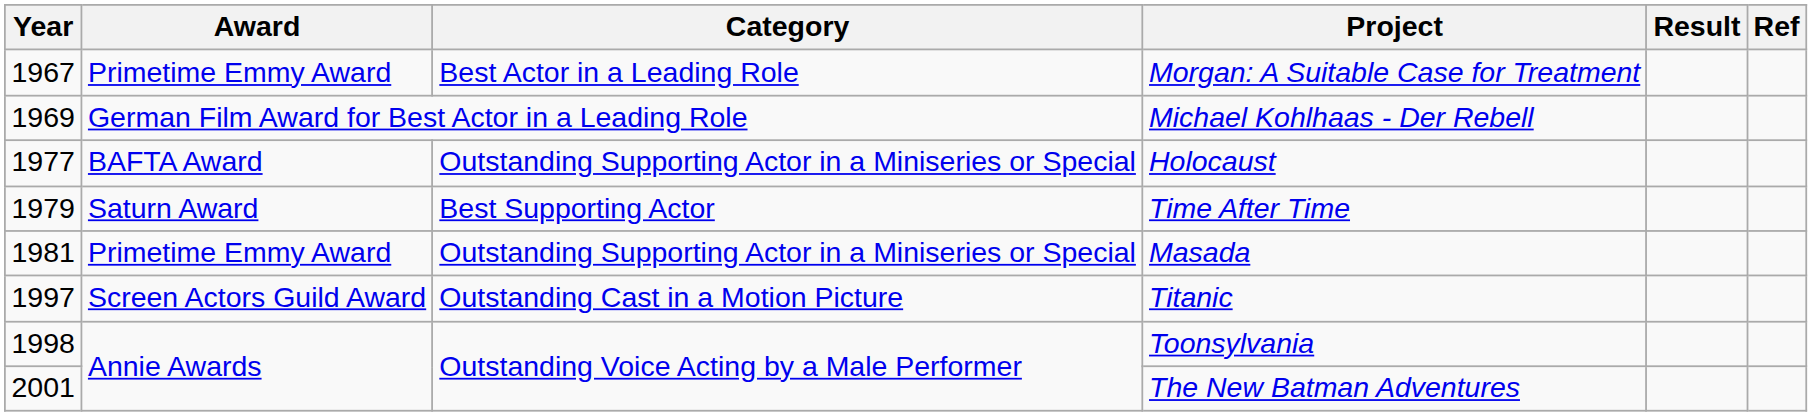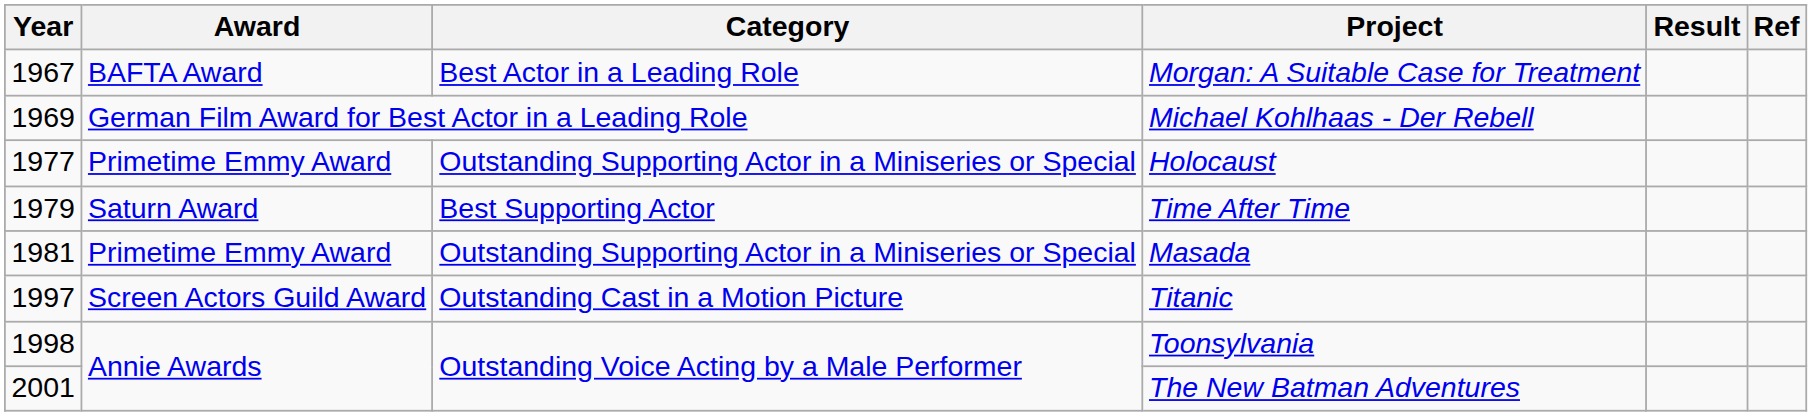(240, 72) Primetime Emmy Award -> (175, 72) BAFTA Award
(175, 162) BAFTA Award -> (240, 162) Primetime Emmy Award
